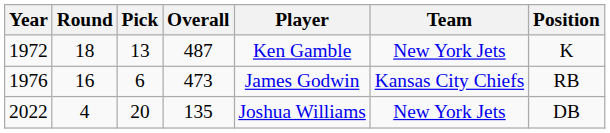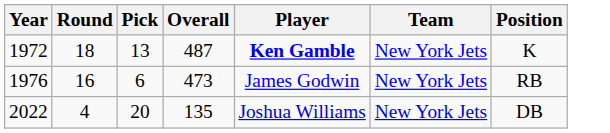(302, 50) normal -> (302, 50) bold
(449, 81) Kansas City Chiefs -> (431, 81) New York Jets
